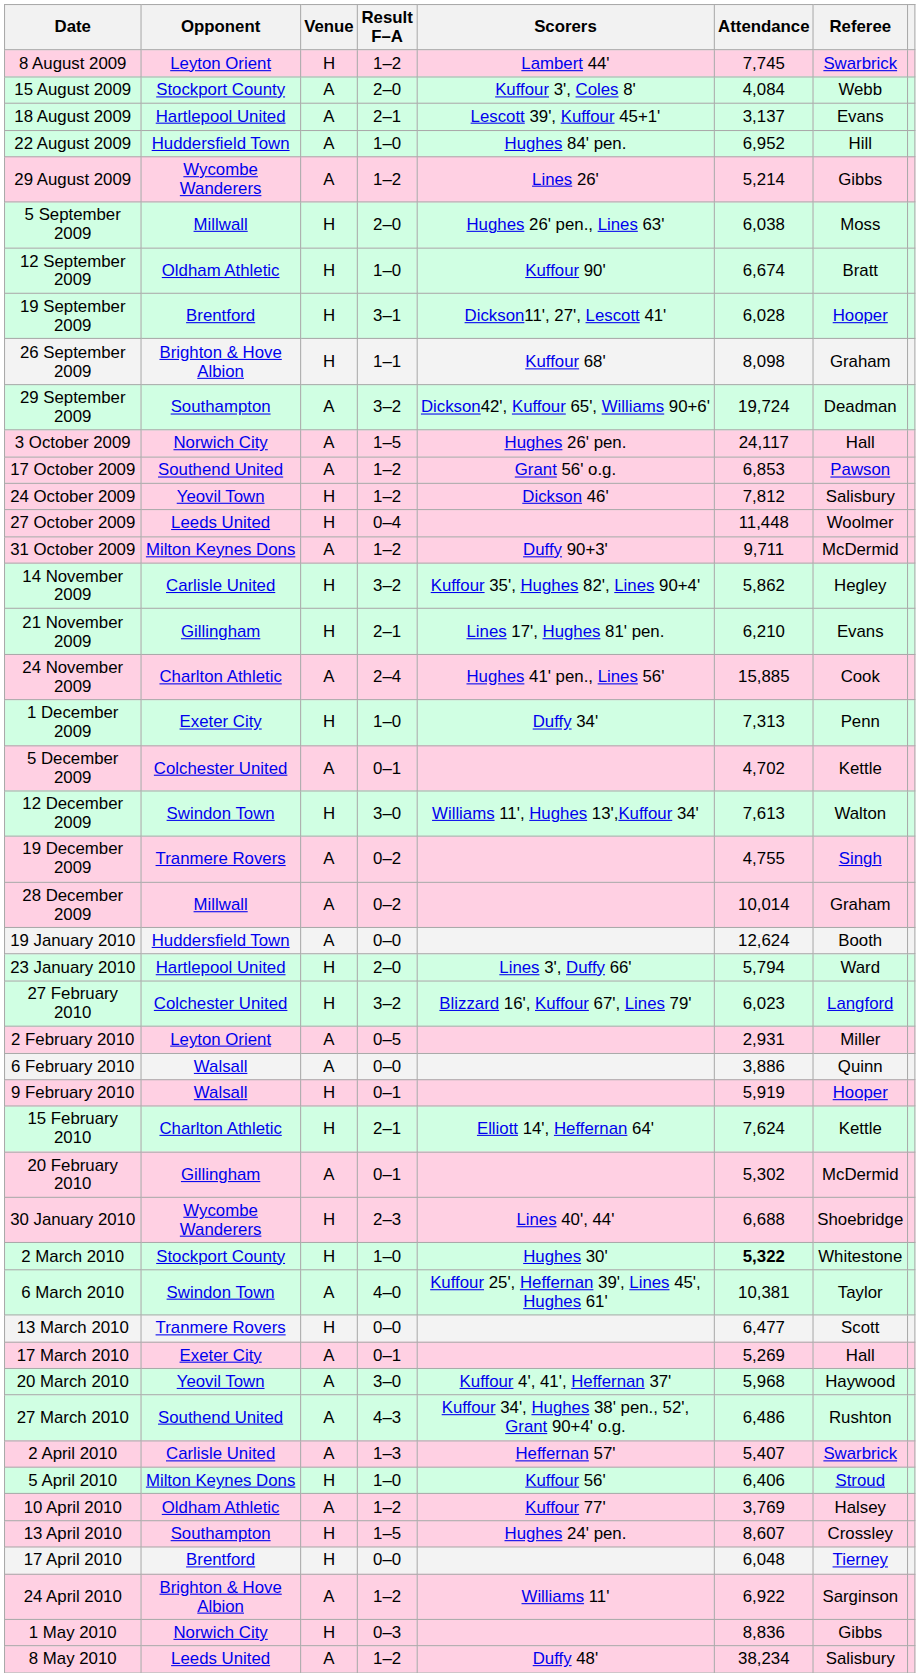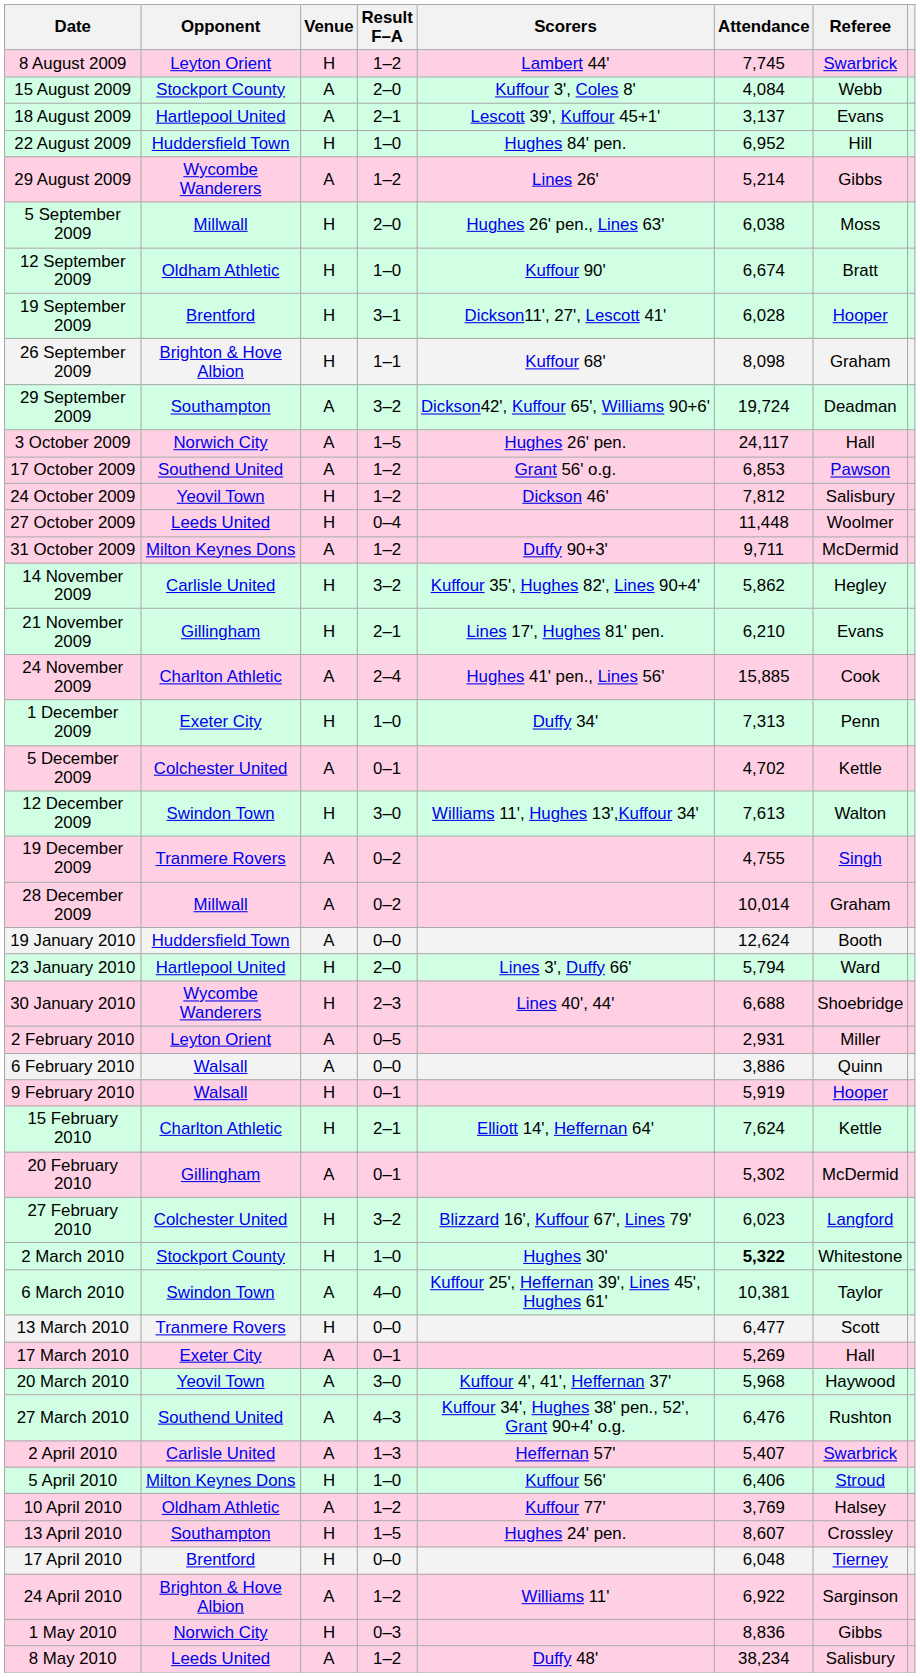(329, 143) A -> (329, 143) H
rows swapped: (73, 1220) <-> (73, 1003)
(764, 1417) 6,486 -> (764, 1417) 6,476
